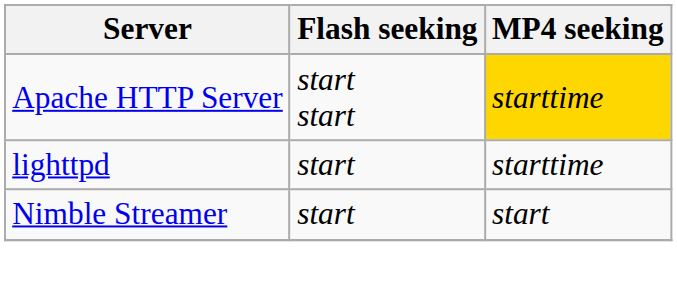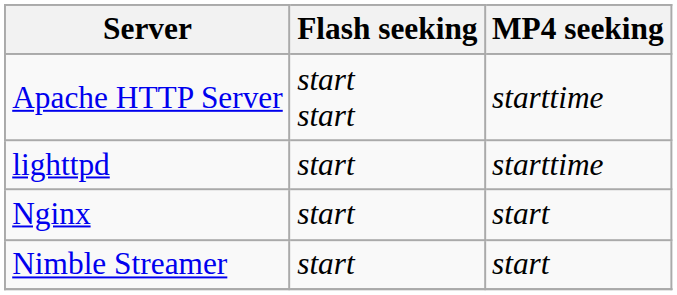(548, 96) gold background -> (548, 96) no background
+ row: (51, 213)
